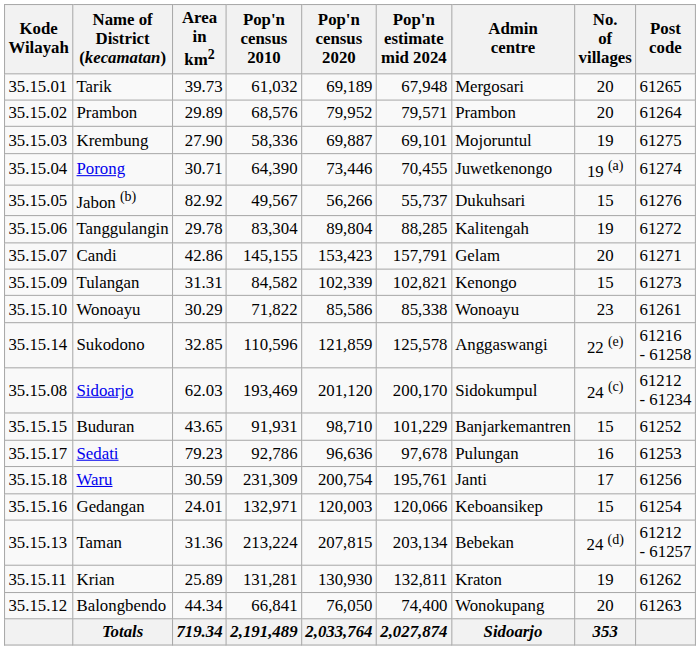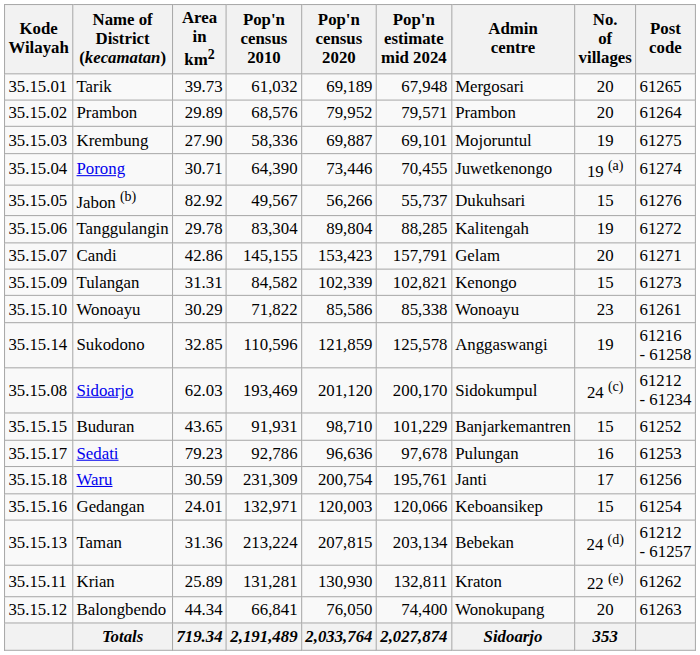(605, 345) 22 (e) -> (605, 345) 19
(605, 578) 19 -> (605, 581) 22 (e)
